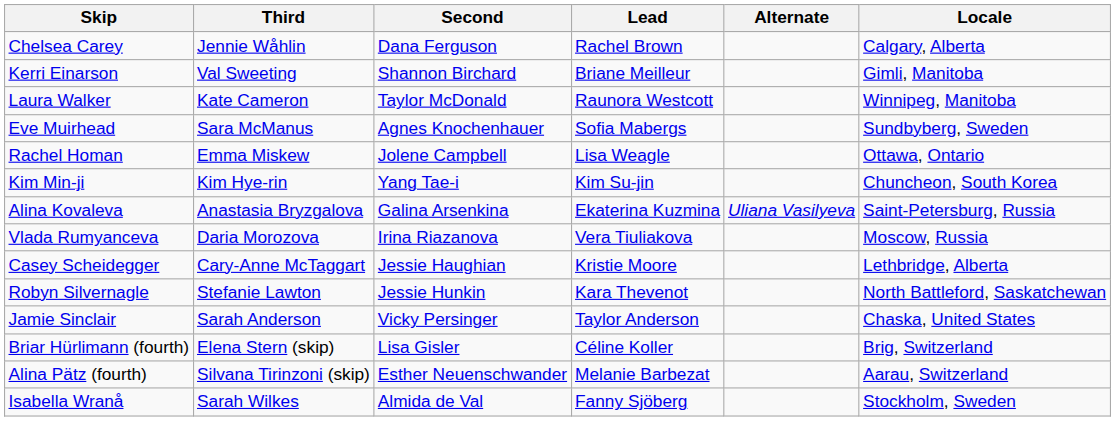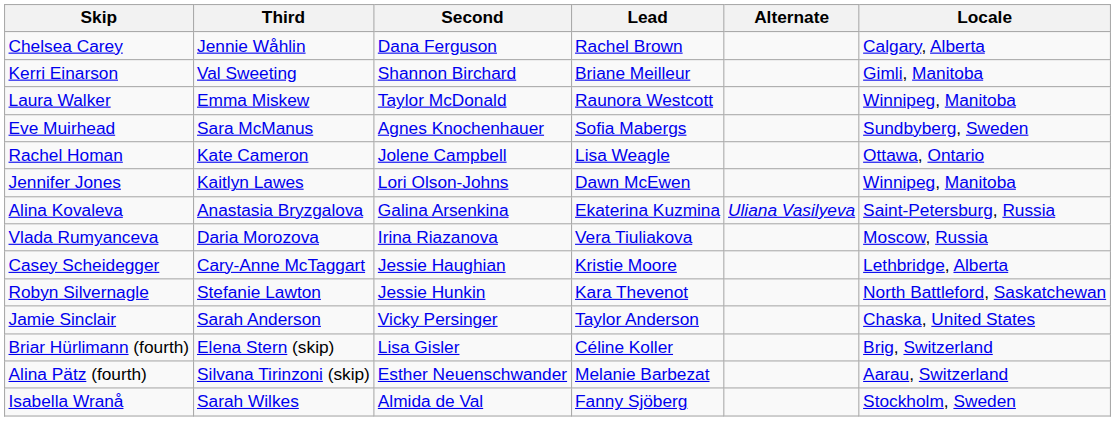(253, 100) Kate Cameron -> (253, 100) Emma Miskew
(253, 155) Emma Miskew -> (253, 155) Kate Cameron
+ row: (65, 182)
- row: (46, 182)
